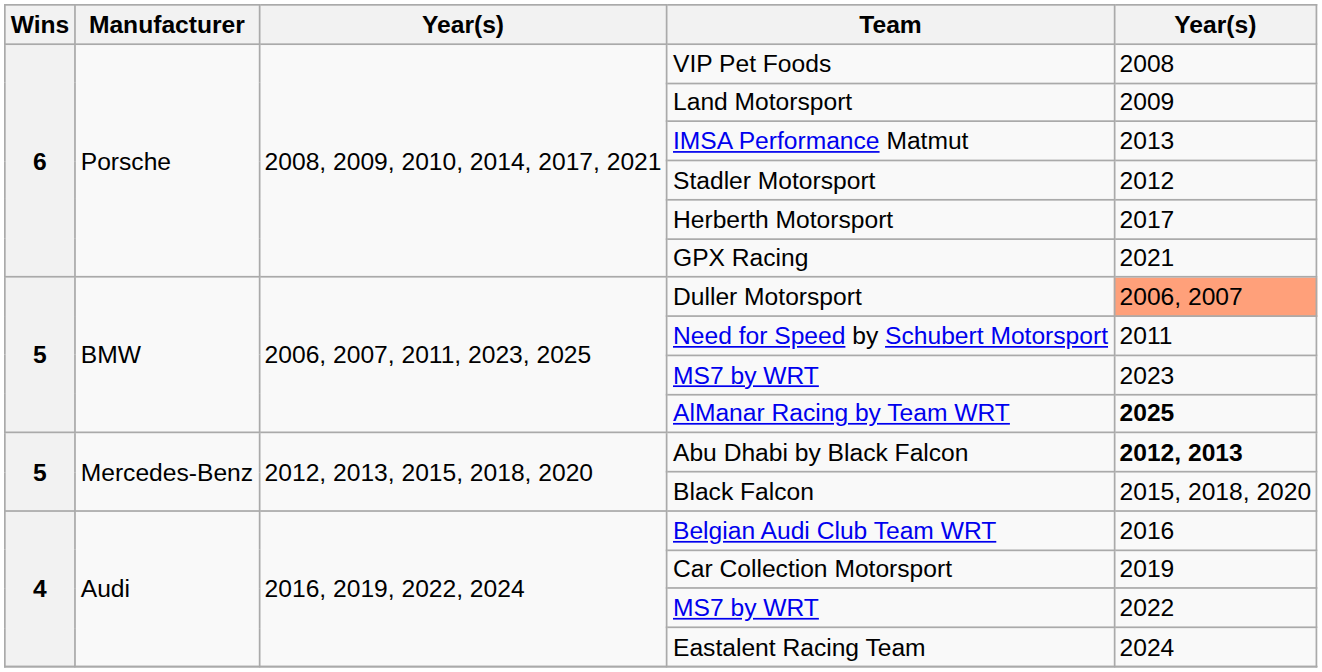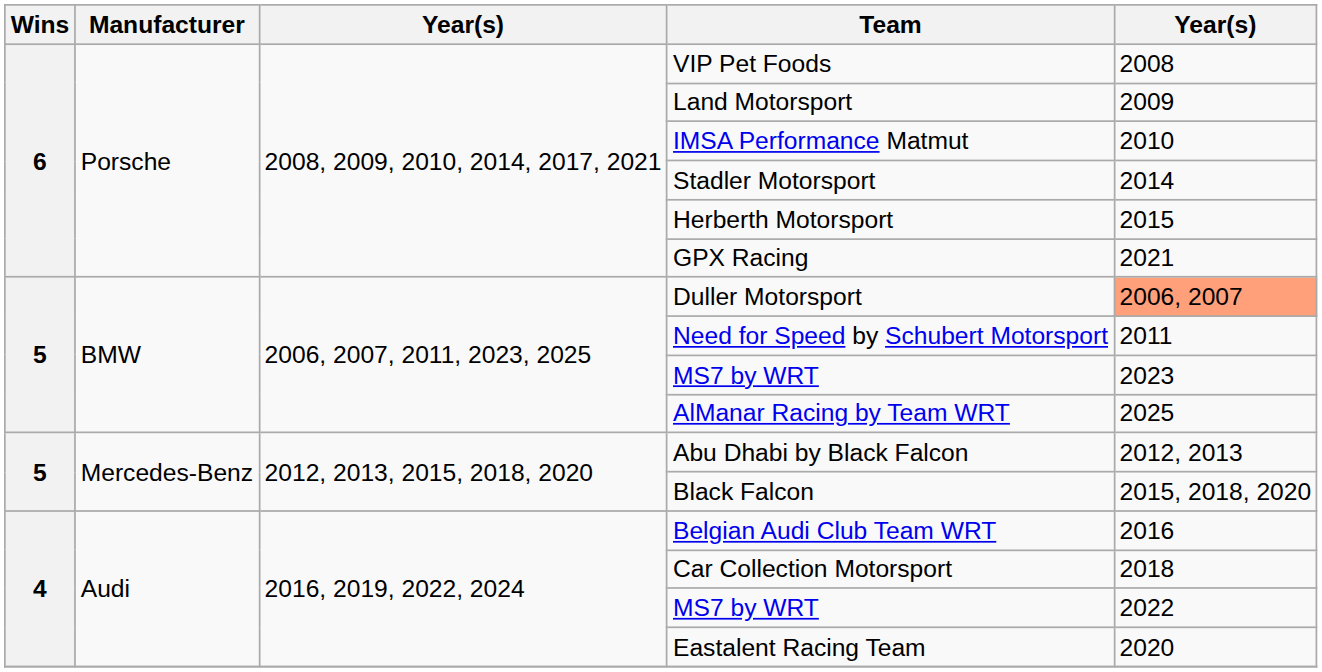(1147, 141) 2013 -> (1147, 141) 2010
(1147, 180) 2012 -> (1147, 180) 2014
(1147, 219) 2017 -> (1147, 219) 2015
(1147, 414) bold -> (1147, 414) normal
(1181, 453) bold -> (1181, 453) normal
(1147, 569) 2019 -> (1147, 569) 2018
(1147, 647) 2024 -> (1147, 647) 2020
